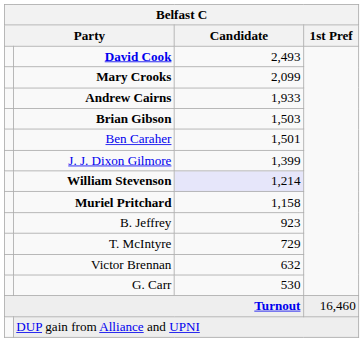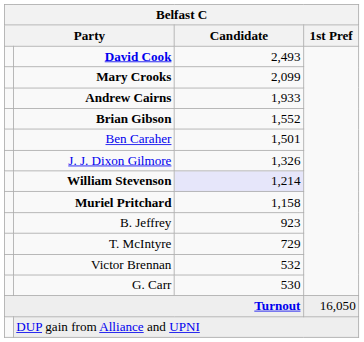(286, 118) 1,503 -> (286, 118) 1,552
(286, 160) 1,399 -> (286, 160) 1,326
(291, 264) 632 -> (291, 264) 532
(338, 306) 16,460 -> (338, 306) 16,050
